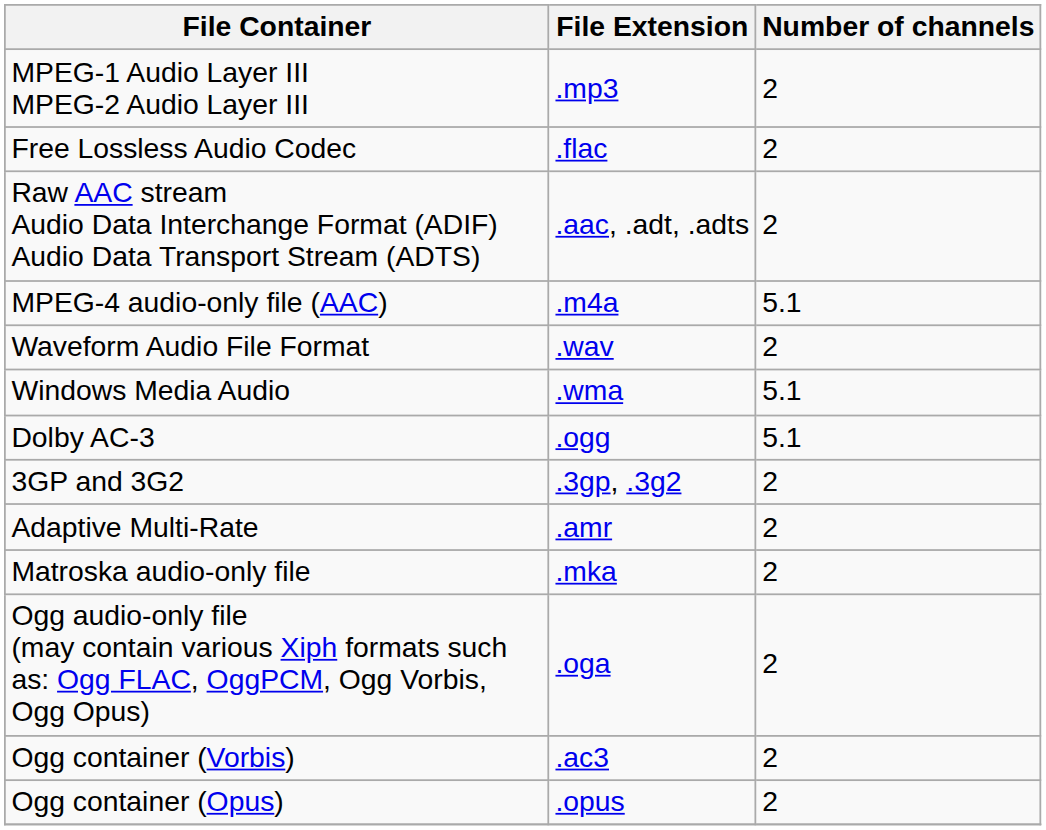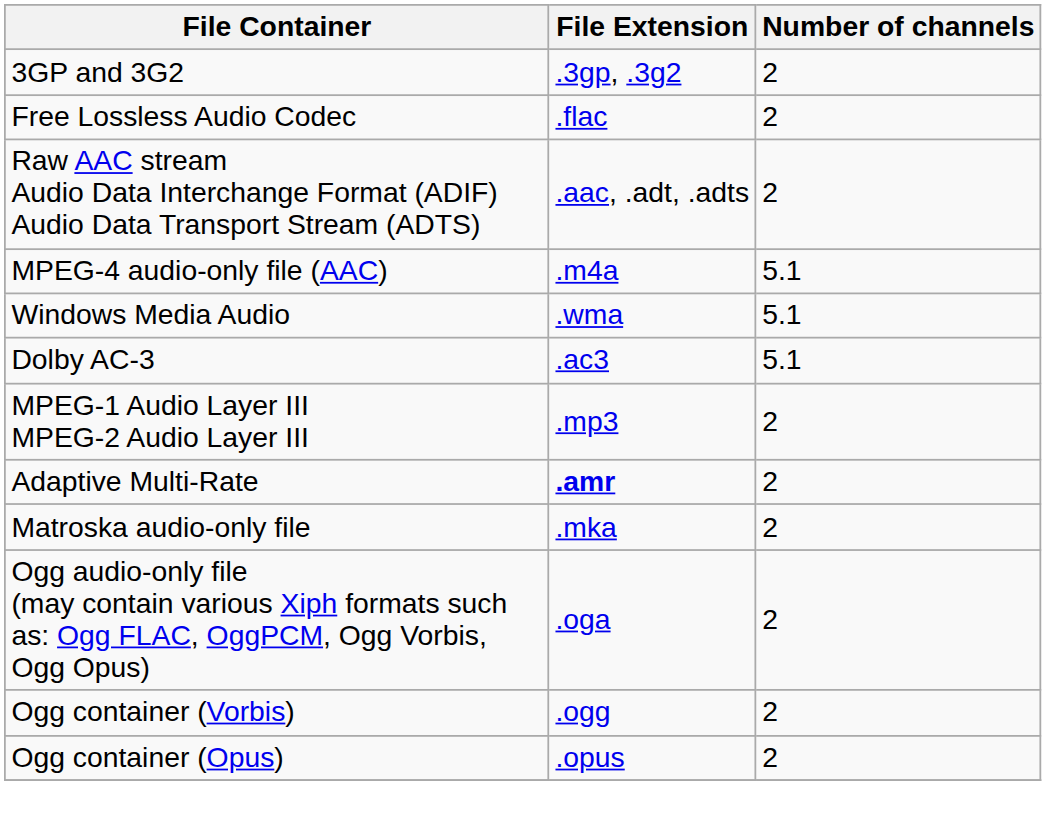rows swapped: (160, 87) <-> (98, 481)
- row: (190, 347)
(583, 436) .ogg -> (582, 360) .ac3
(584, 526) normal -> (585, 481) bold
(582, 757) .ac3 -> (583, 712) .ogg
